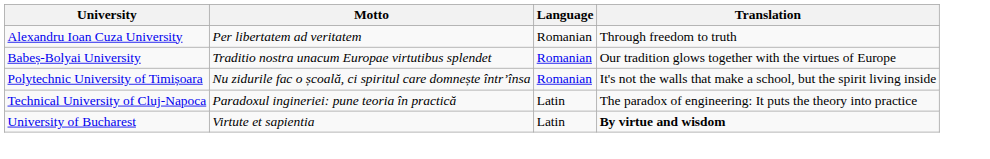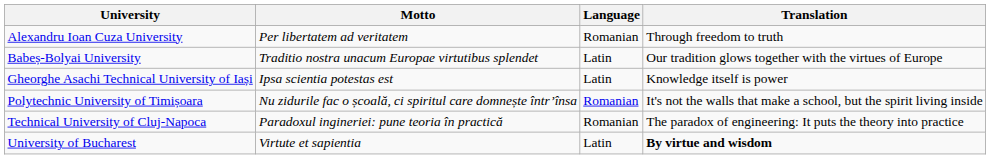(564, 57) Romanian -> (597, 57) Latin
+ row: (130, 79)
(551, 100) Latin -> (611, 121) Romanian
